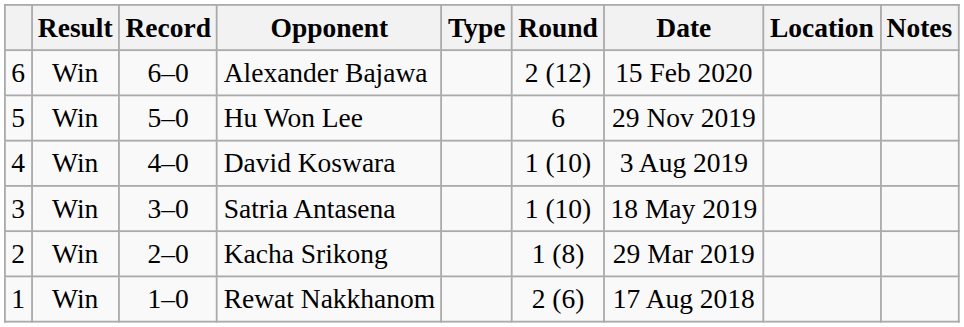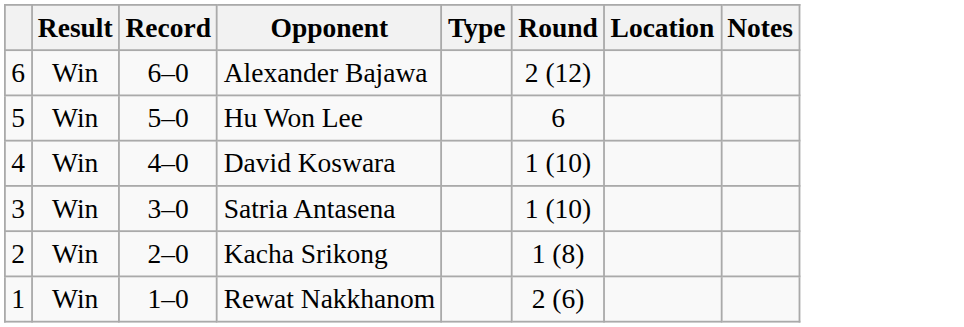- column: (684, 27)
